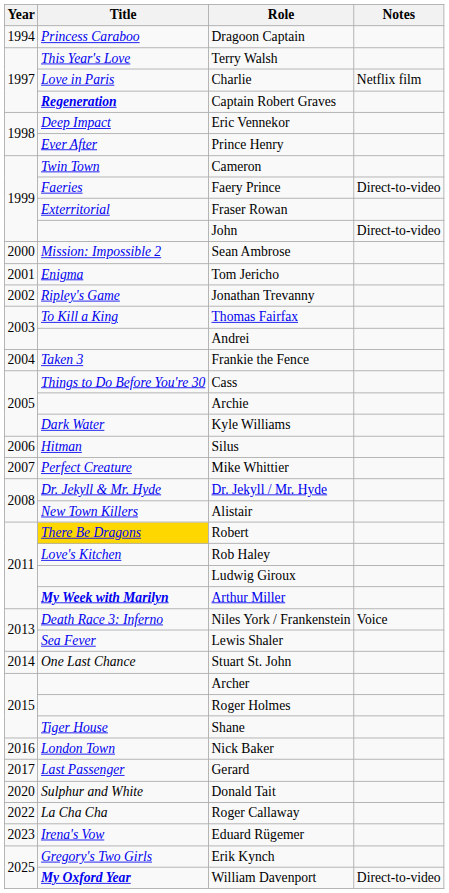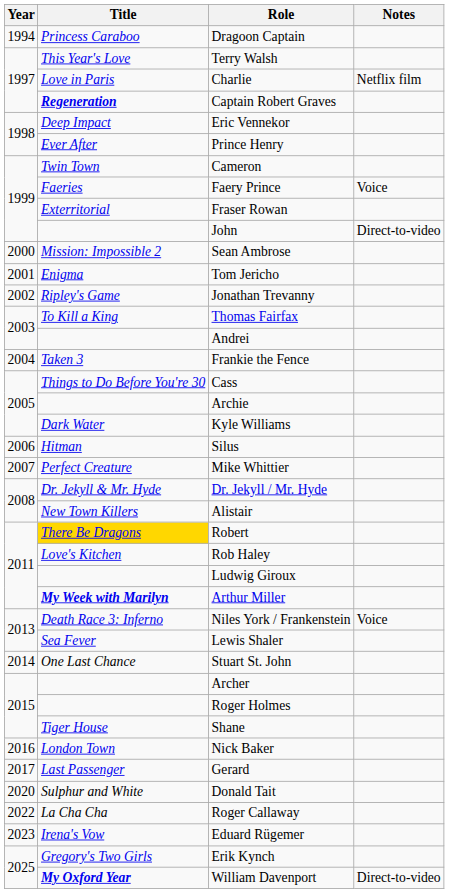(399, 187) Direct-to-video -> (372, 187) Voice
